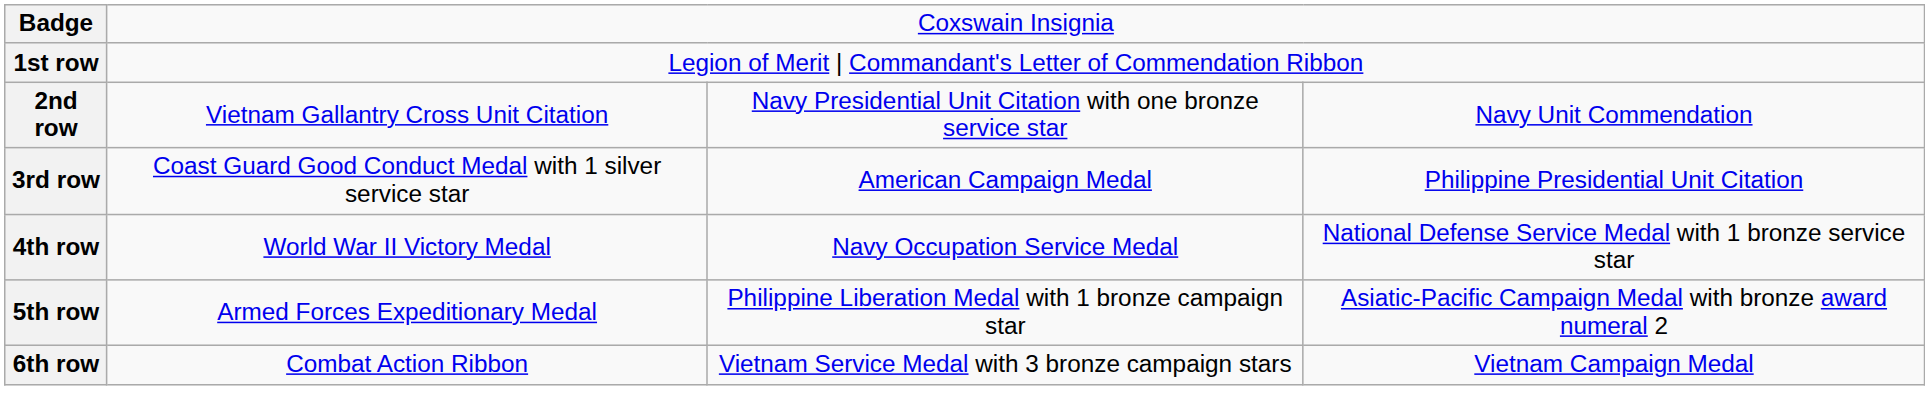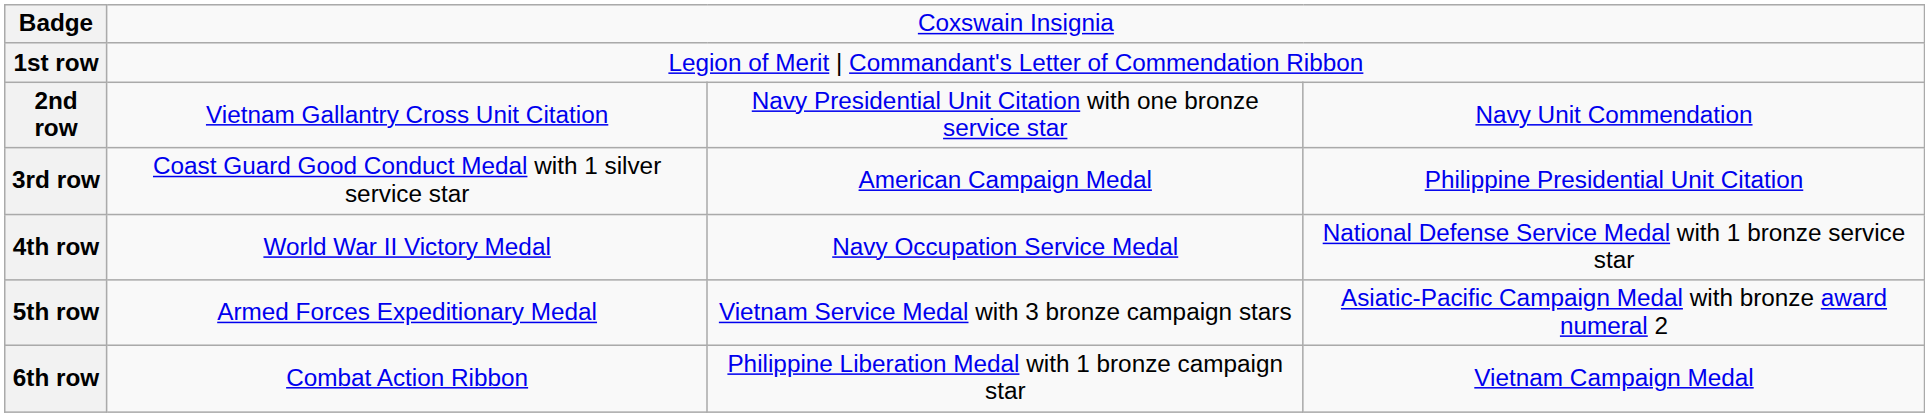(1005, 312) Philippine Liberation Medal with 1 bronze campaign star -> (1005, 312) Vietnam Service Medal with 3 bronze campaign stars
(1005, 364) Vietnam Service Medal with 3 bronze campaign stars -> (1005, 378) Philippine Liberation Medal with 1 bronze campaign star
